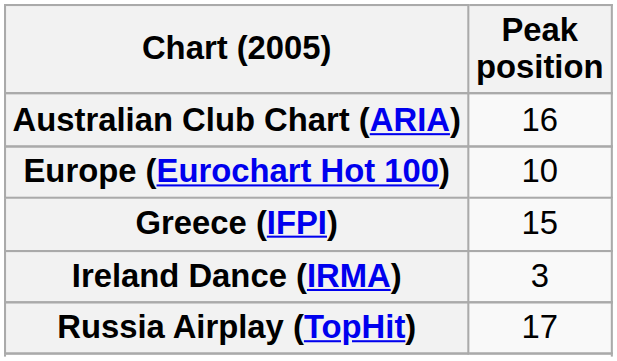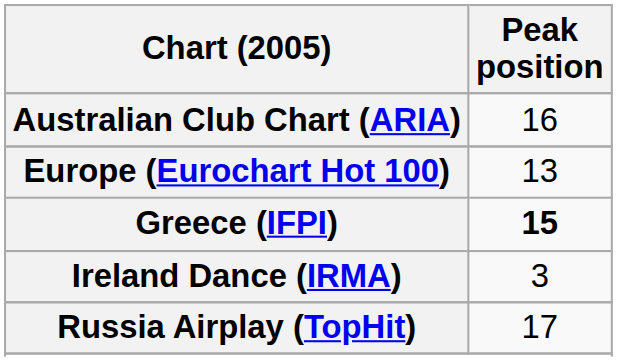(540, 171) 10 -> (540, 171) 13
(540, 223) normal -> (540, 223) bold
